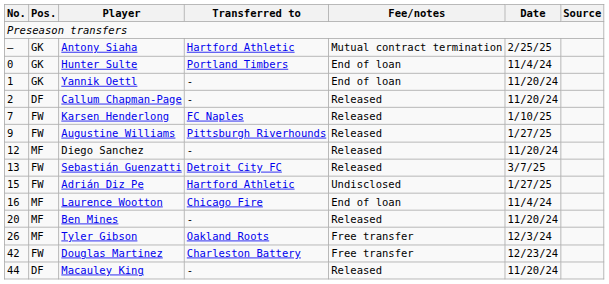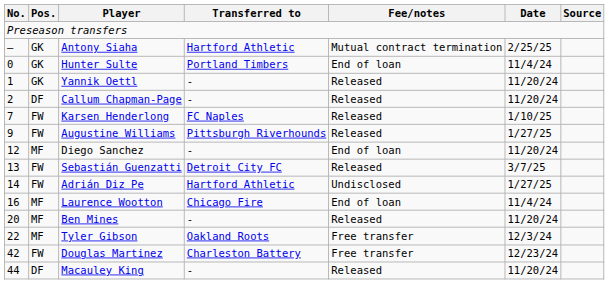(366, 82) End of loan -> (357, 82) Released
(357, 150) Released -> (366, 150) End of loan
(13, 185) 15 -> (13, 185) 14
(13, 236) 26 -> (13, 236) 22
